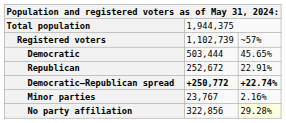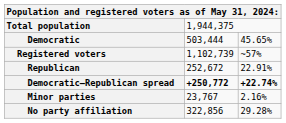rows swapped: (56, 40) <-> (43, 54)
(256, 111) lightyellow background -> (256, 111) no background
